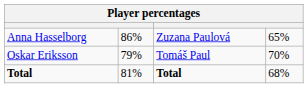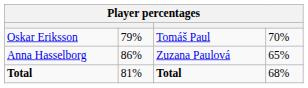rows swapped: (47, 37) <-> (42, 55)
